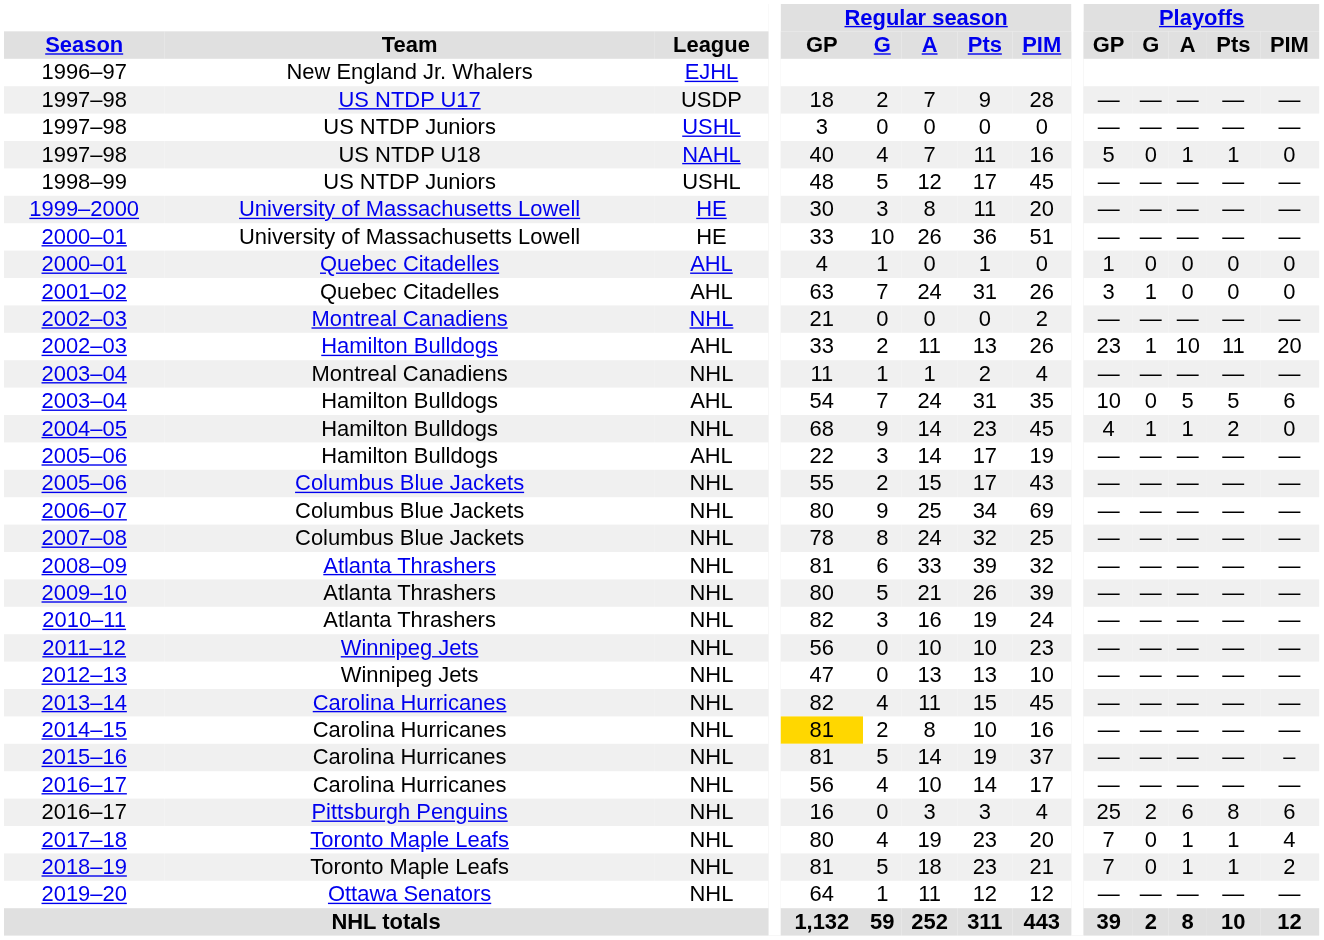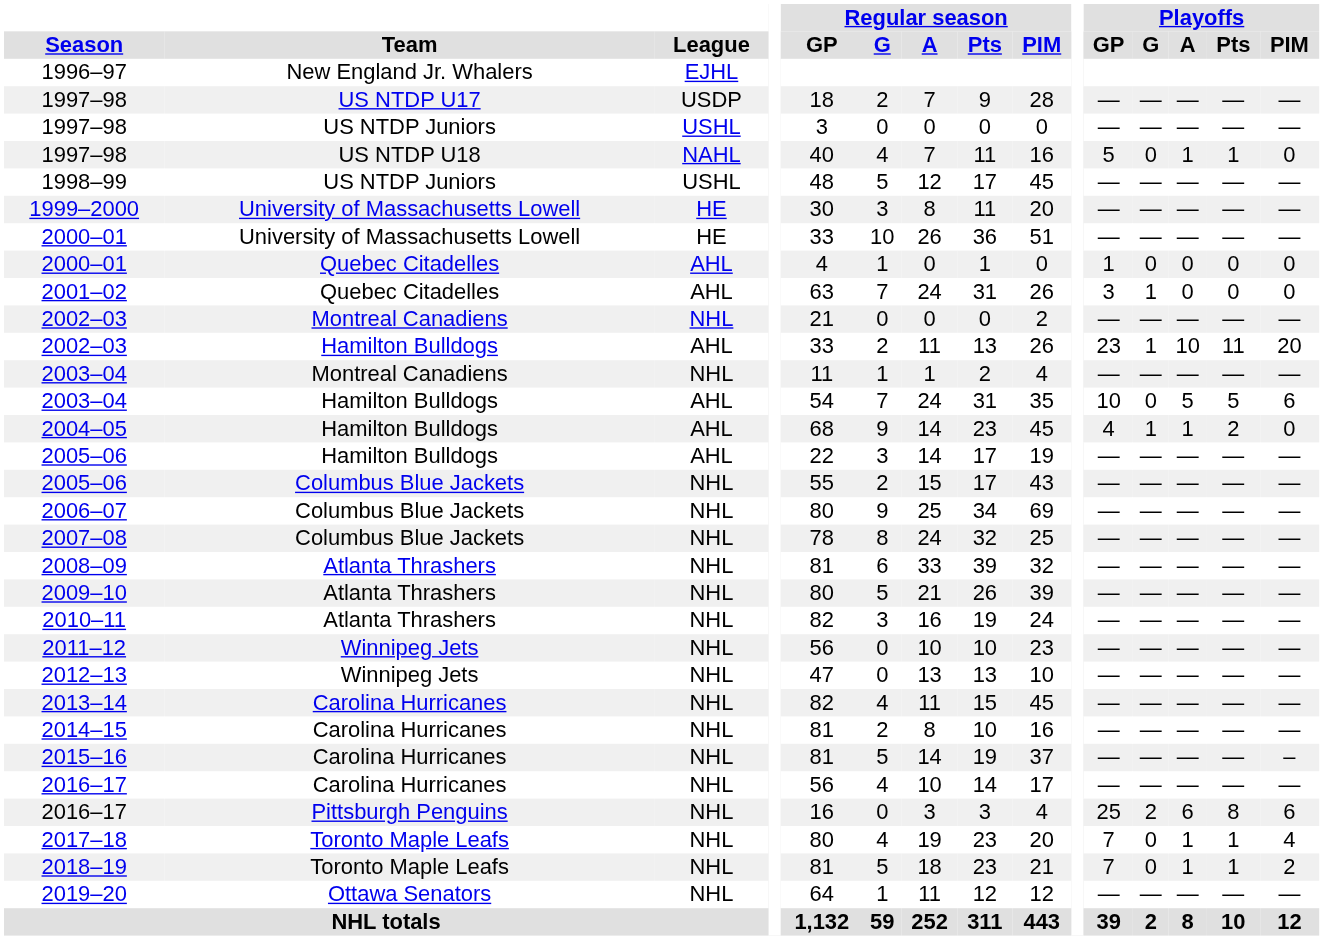(711, 428) NHL -> (711, 428) AHL
(822, 729) gold background -> (822, 729) no background
